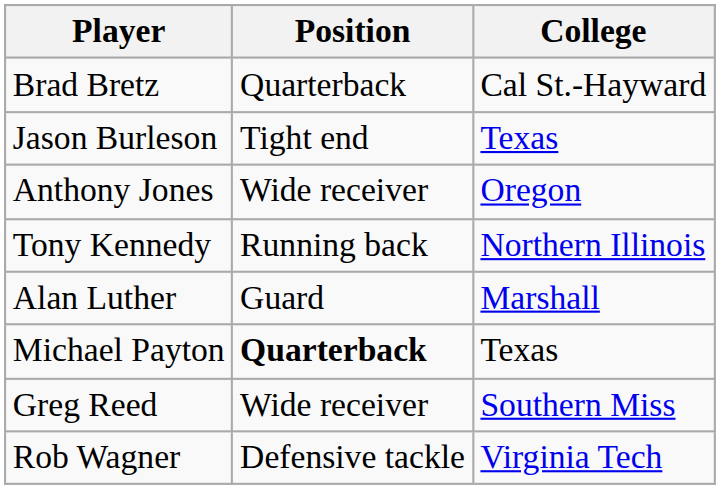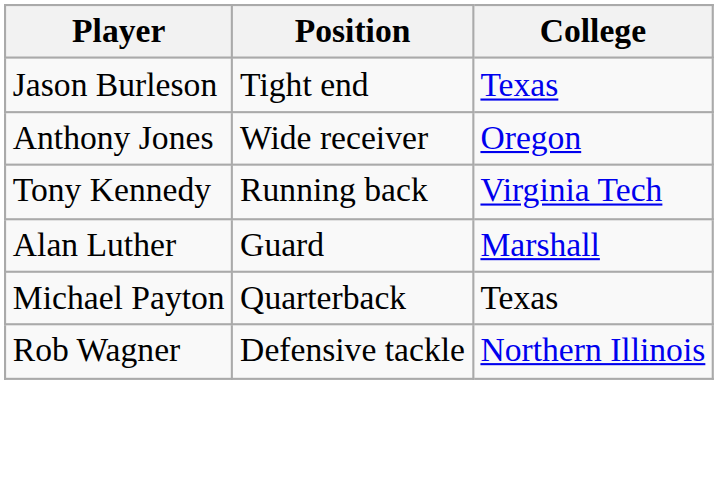- row: (86, 84)
(593, 244) Northern Illinois -> (571, 191) Virginia Tech
(333, 350) bold -> (323, 297) normal
- row: (85, 404)
(571, 457) Virginia Tech -> (593, 350) Northern Illinois
